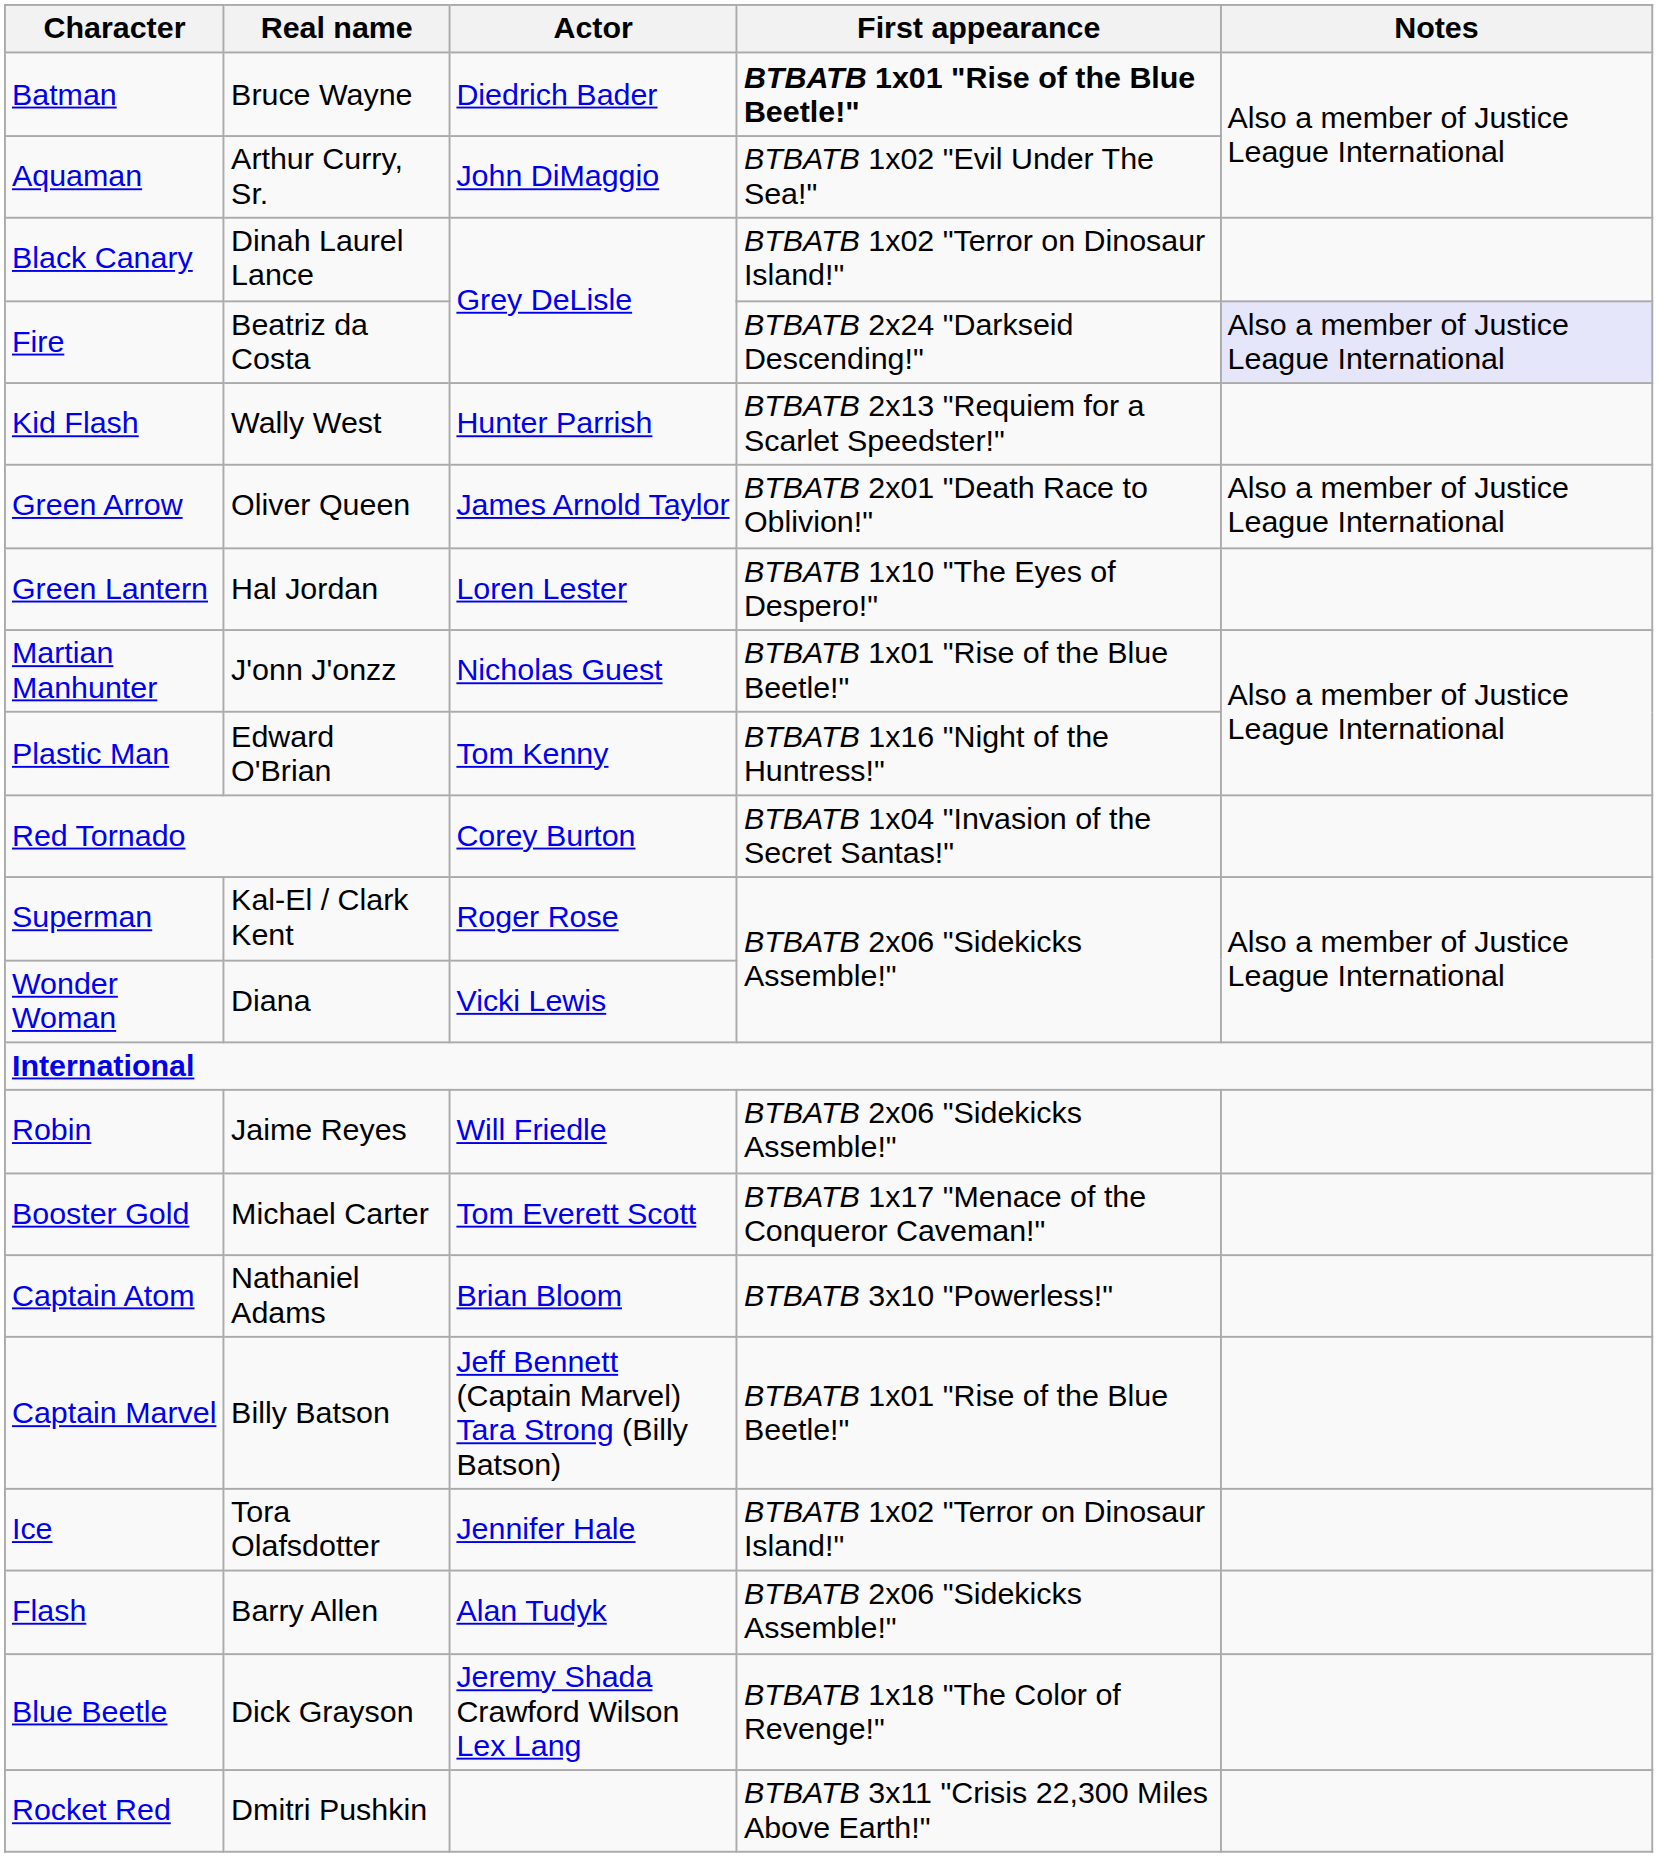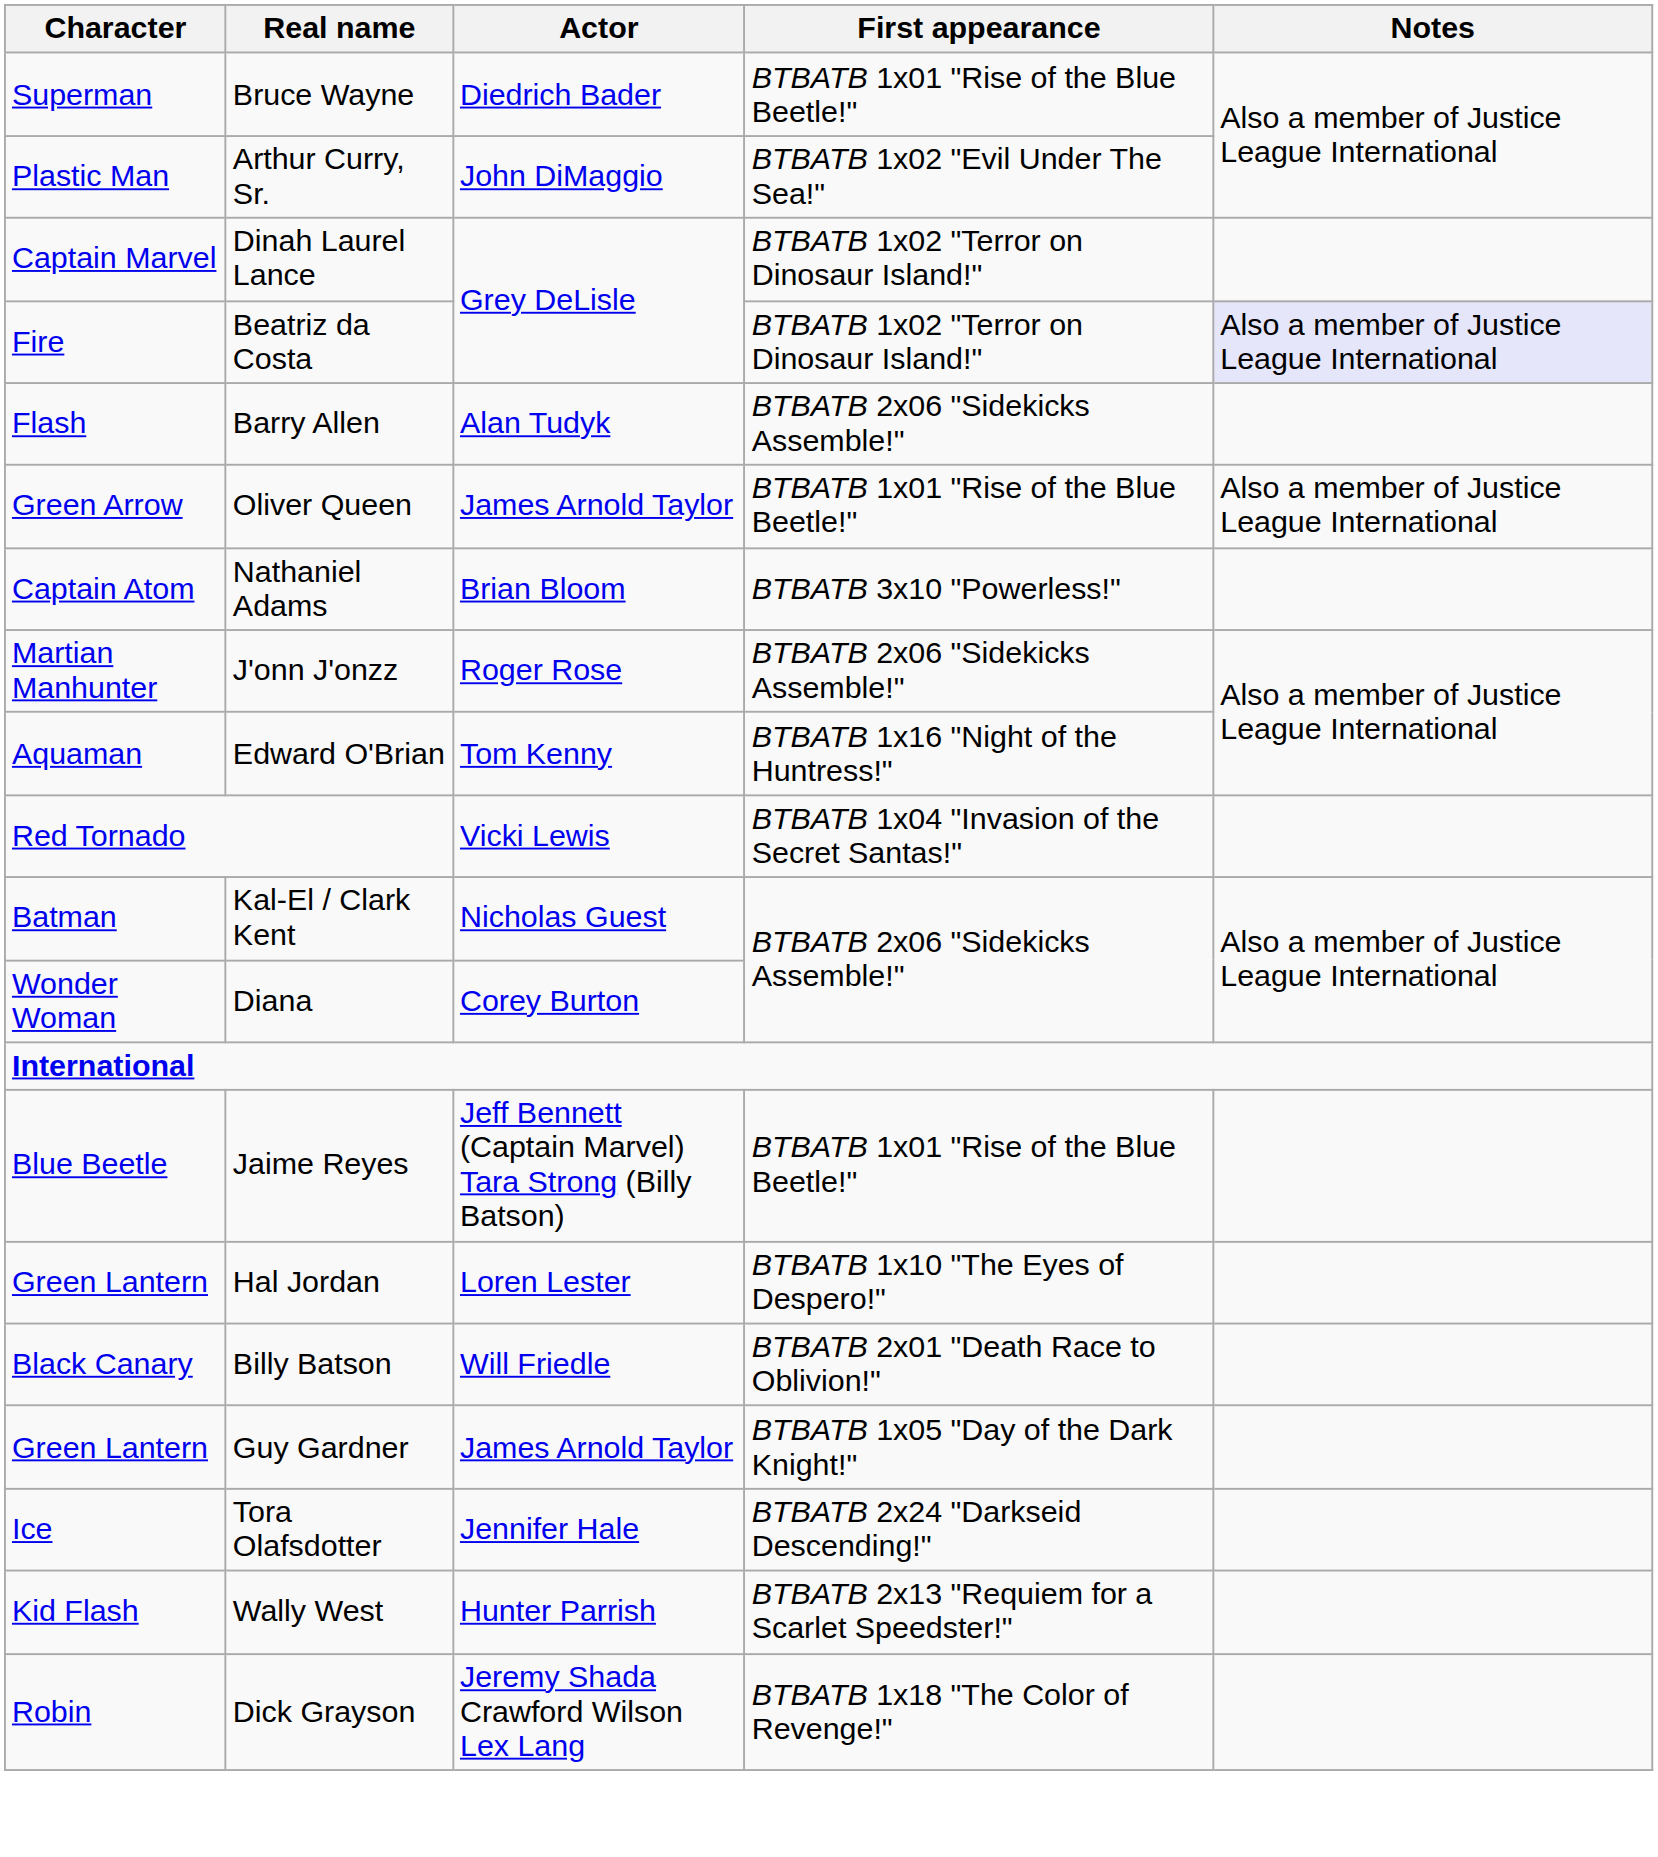(64, 93) Batman -> (82, 93) Superman
(970, 93) bold -> (964, 93) normal
(77, 176) Aquaman -> (91, 176) Plastic Man
(102, 258) Black Canary -> (114, 258) Captain Marvel
(909, 341) BTBATB 2x24 "Darkseid Descending!" -> (917, 341) BTBATB 1x02 "Terror on Dinosaur Island!"
rows swapped: (305, 1611) <-> (306, 423)
(946, 505) BTBATB 2x01 "Death Race to Oblivion!" -> (964, 505) BTBATB 1x01 "Rise of the Blue Beetle!"
rows swapped: (305, 588) <-> (295, 1295)
(559, 670) Nicholas Guest -> (541, 670) Roger Rose
(956, 670) BTBATB 1x01 "Rise of the Blue Beetle!" -> (921, 670) BTBATB 2x06 "Sidekicks Assemble!"
(91, 753) Plastic Man -> (77, 753) Aquaman
(546, 835) Corey Burton -> (535, 835) Vicki Lewis
(82, 918) Superman -> (64, 918) Batman
(538, 918) Roger Rose -> (563, 918) Nicholas Guest
(531, 1000) Vicki Lewis -> (550, 1000) Corey Burton
(52, 1131) Robin -> (90, 1165) Blue Beetle
(532, 1131) Will Friedle -> (576, 1165) Jeff Bennett (Captain Marvel) Tara Strong (Billy Batson)
(913, 1131) BTBATB 2x06 "Sidekicks Assemble!" -> (964, 1165) BTBATB 1x01 "Rise of the Blue Beetle!"
- row: (330, 1213)
(114, 1412) Captain Marvel -> (102, 1364) Black Canary
(572, 1412) Jeff Bennett (Captain Marvel) Tara Strong (Billy Batson) -> (535, 1364) Will Friedle
(956, 1412) BTBATB 1x01 "Rise of the Blue Beetle!" -> (954, 1364) BTBATB 2x01 "Death Race to Oblivion!"
+ row: (321, 1446)
(975, 1529) BTBATB 1x02 "Terror on Dinosaur Island!" -> (917, 1529) BTBATB 2x24 "Darkseid Descending!"
(90, 1711) Blue Beetle -> (52, 1711) Robin
- row: (329, 1810)
